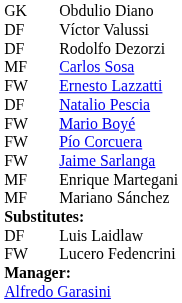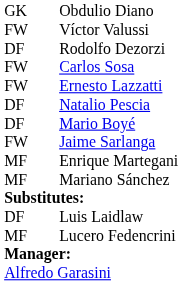(14, 30) DF -> (16, 30) FW
(16, 67) MF -> (16, 67) FW
(16, 123) FW -> (14, 123) DF
- row: (101, 142)
(16, 254) FW -> (16, 235) MF
